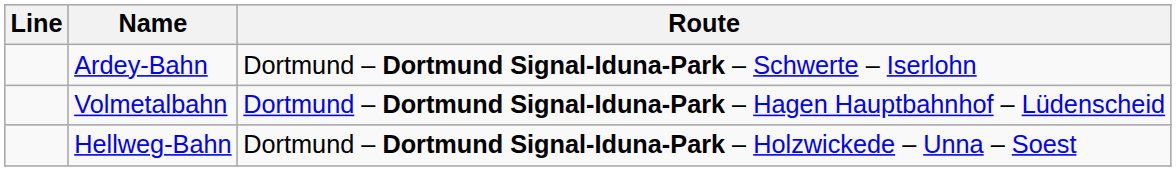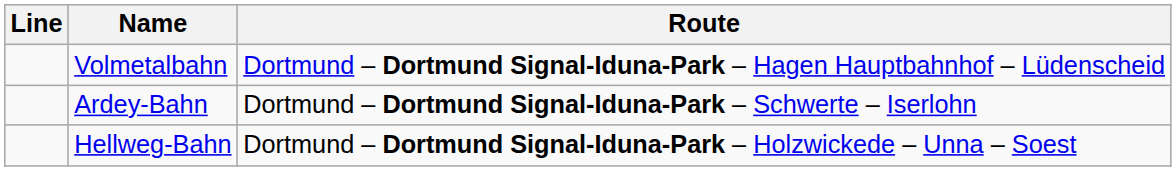rows swapped: (151, 104) <-> (141, 64)
